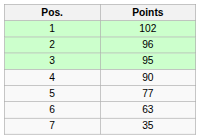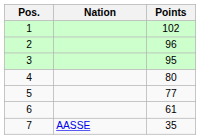+ column: (100, 12)
(148, 77) 90 -> (171, 77) 80
(148, 110) 63 -> (171, 110) 61
